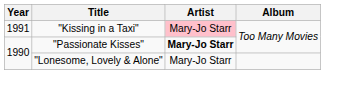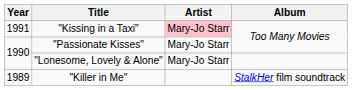(200, 45) bold -> (198, 45) normal
+ row: (98, 77)
